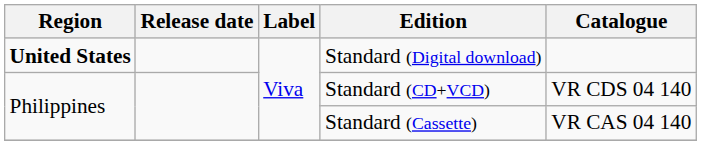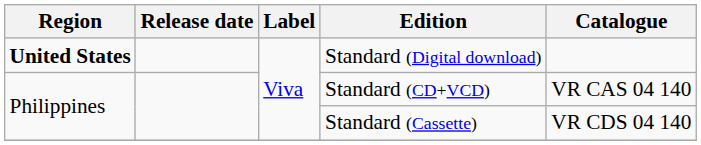(621, 88) VR CDS 04 140 -> (621, 88) VR CAS 04 140
(621, 122) VR CAS 04 140 -> (621, 122) VR CDS 04 140
